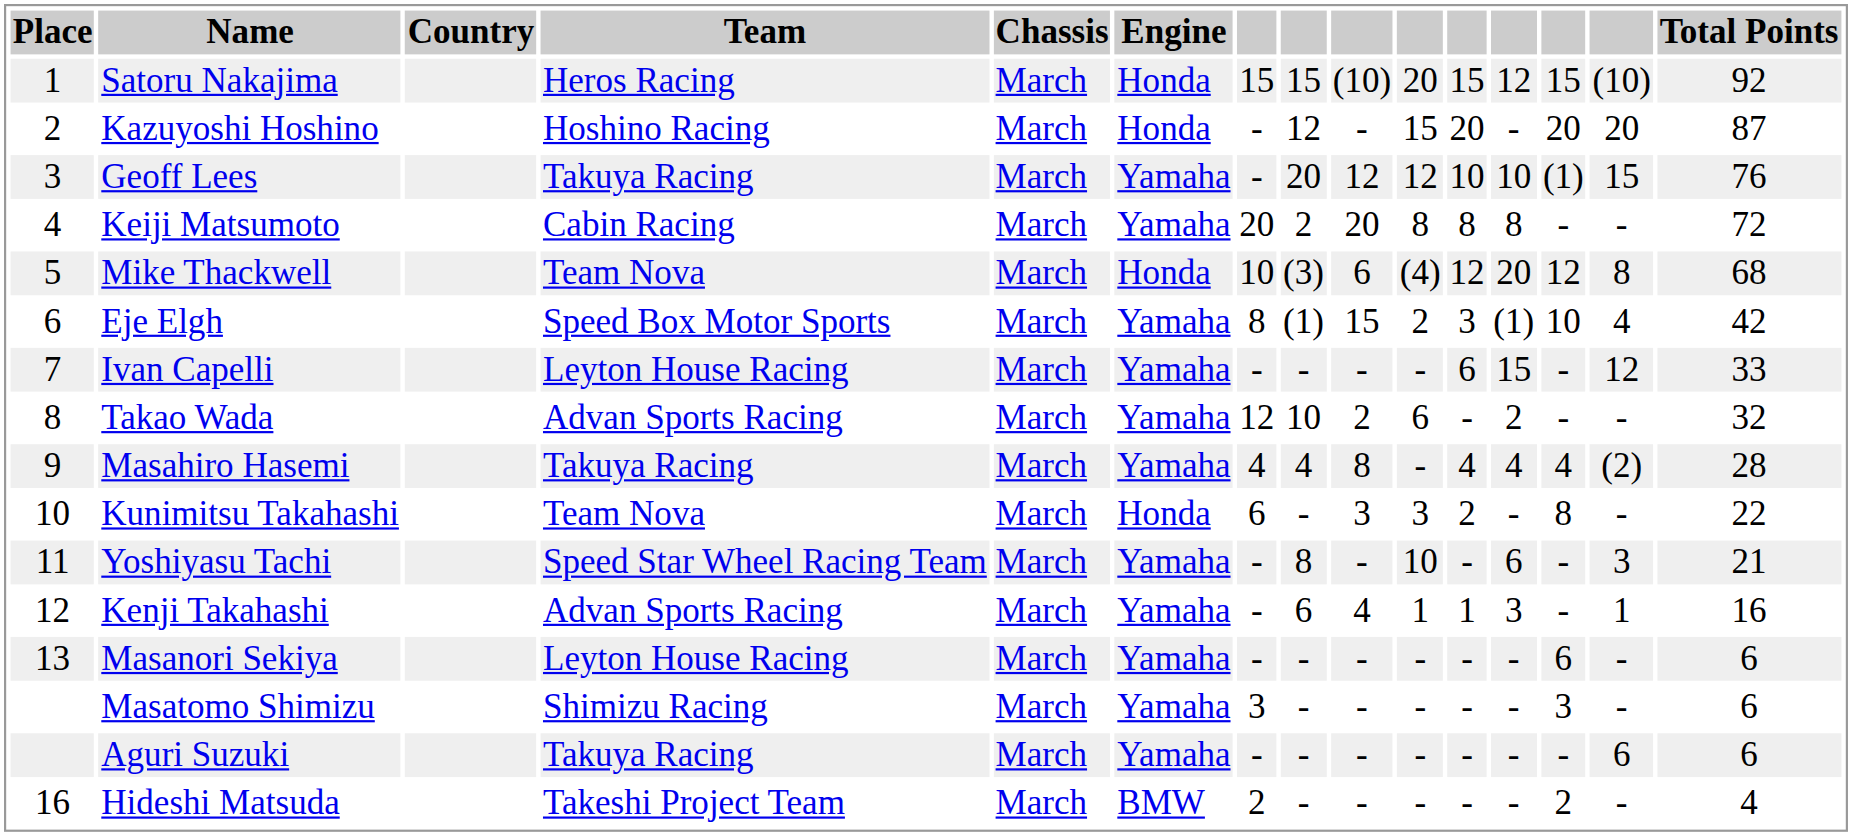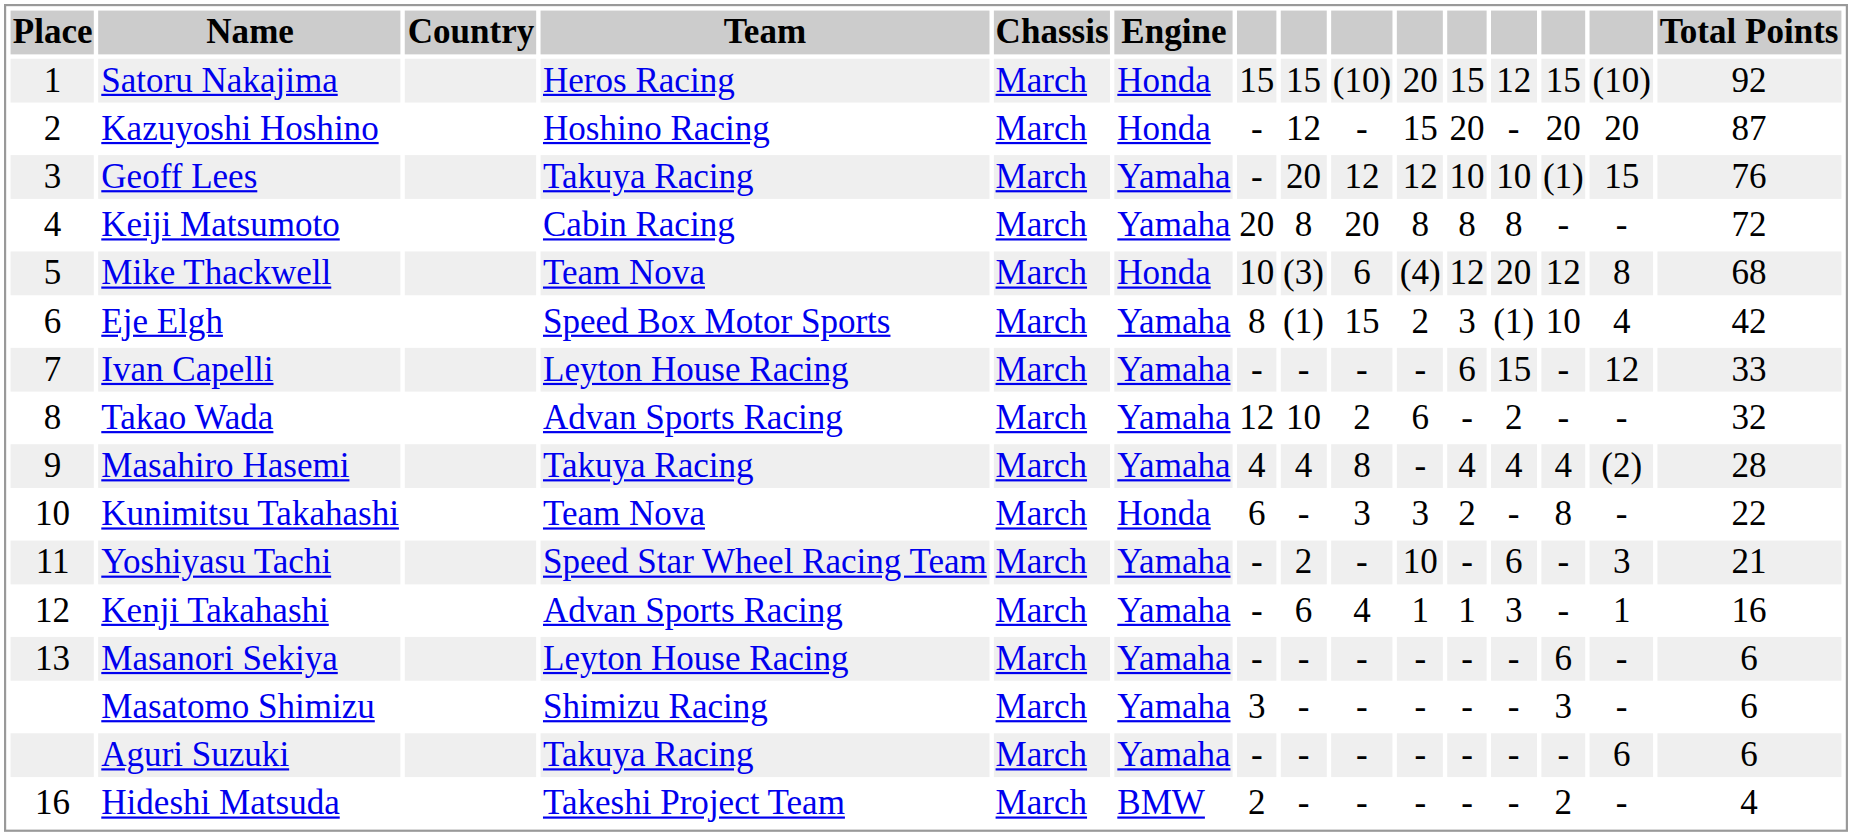(1304, 224) 2 -> (1304, 224) 8
(1304, 561) 8 -> (1304, 561) 2
